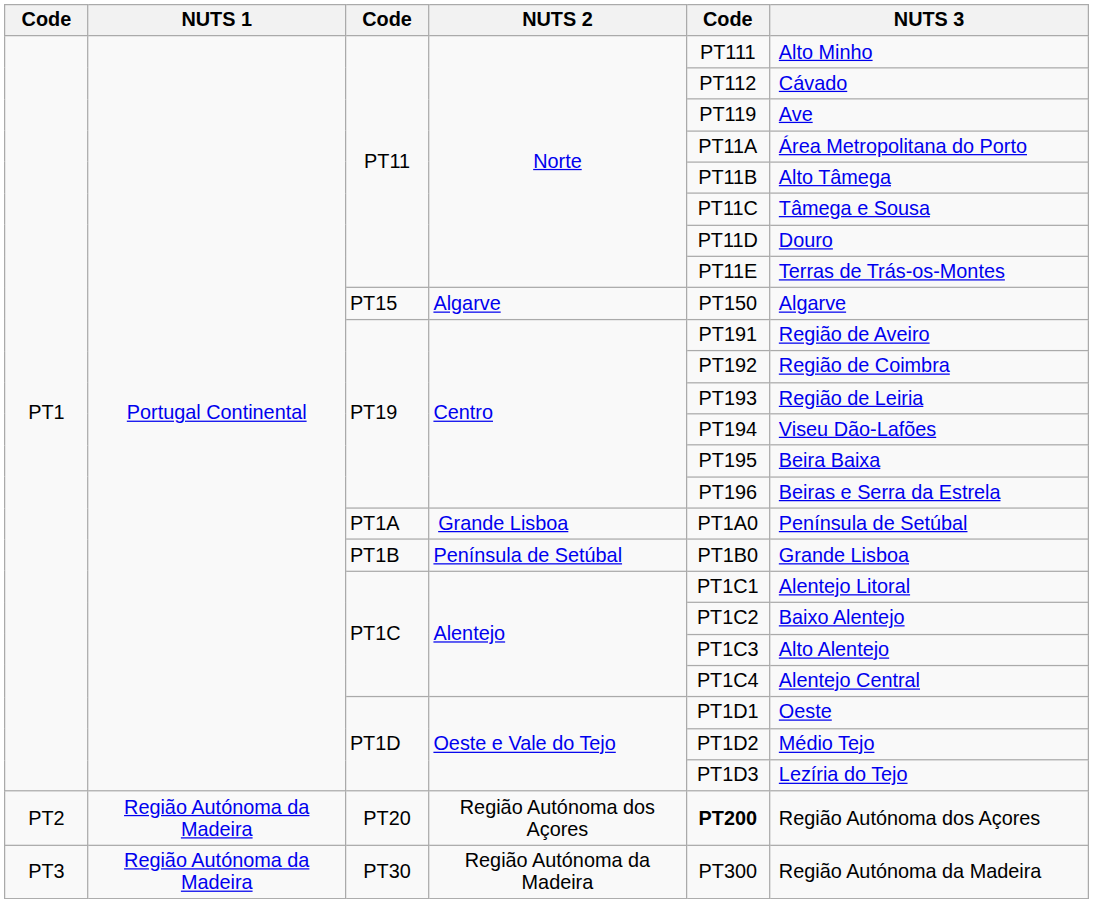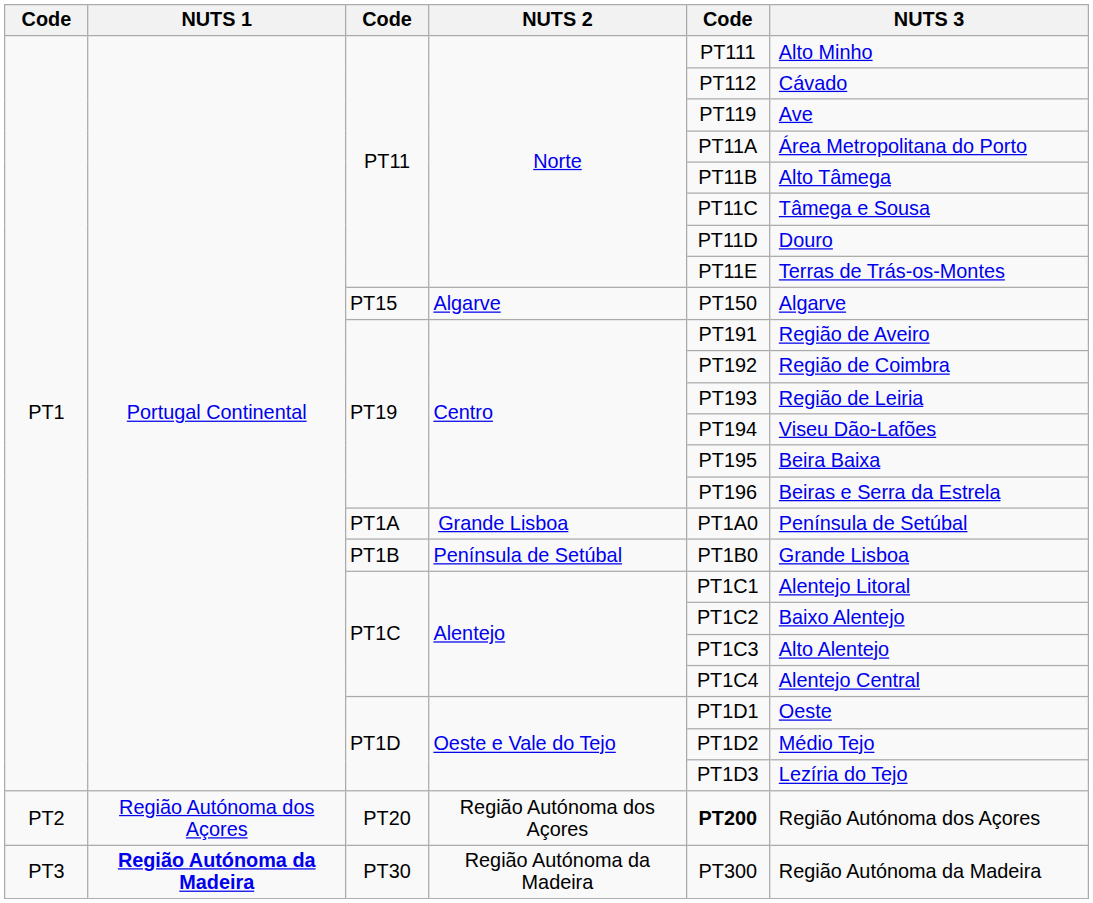(217, 818) Região Autónoma da Madeira -> (217, 818) Região Autónoma dos Açores
(217, 871) normal -> (217, 871) bold
